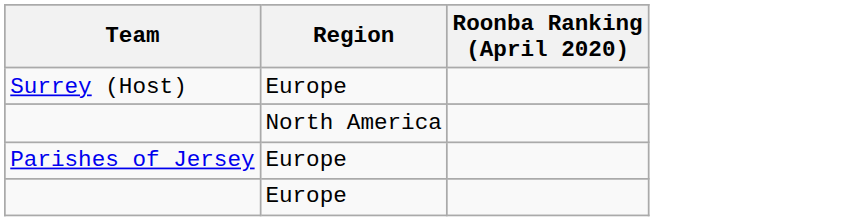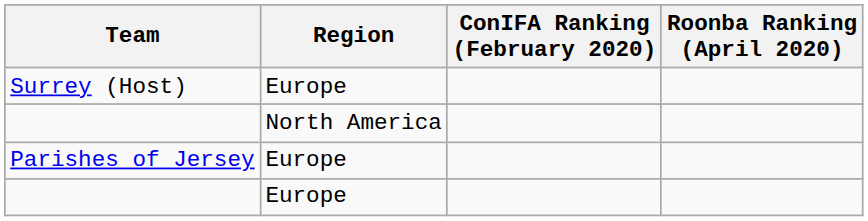+ column: (554, 36)
